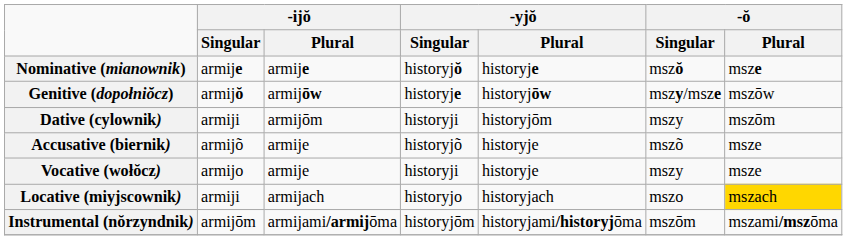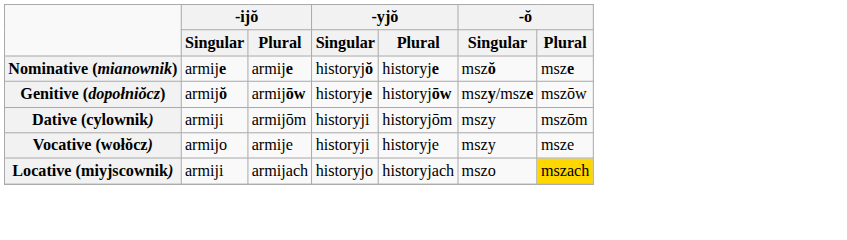- row: (101, 145)
- row: (101, 222)
